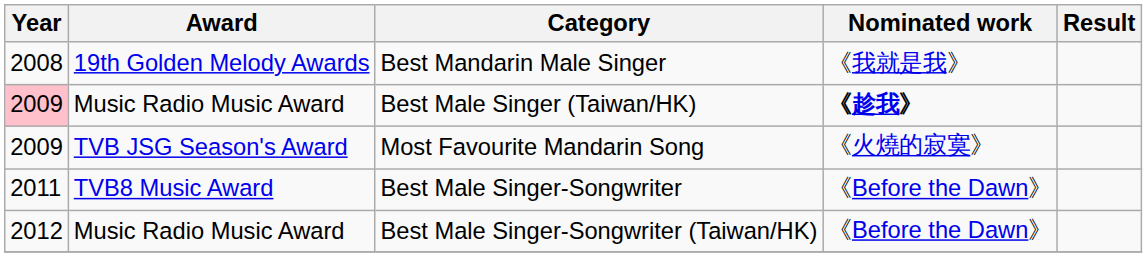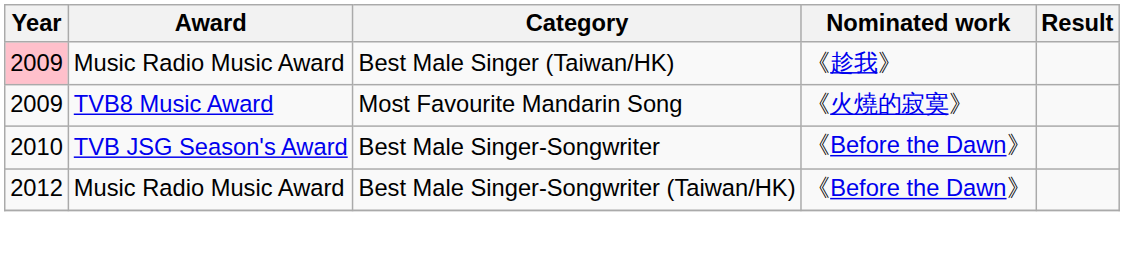- row: (523, 63)
(876, 104) bold -> (854, 62) normal
(211, 147) TVB JSG Season's Award -> (174, 105) TVB8 Music Award
(36, 189) 2011 -> (37, 147) 2010
(174, 189) TVB8 Music Award -> (211, 147) TVB JSG Season's Award
